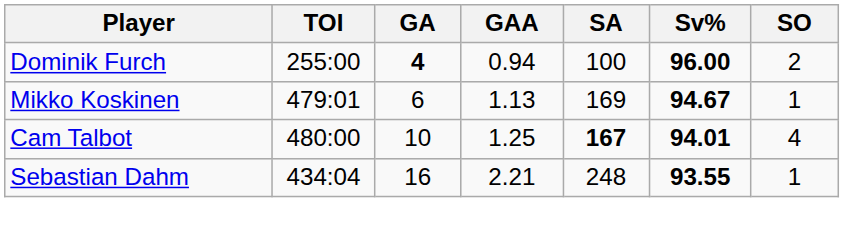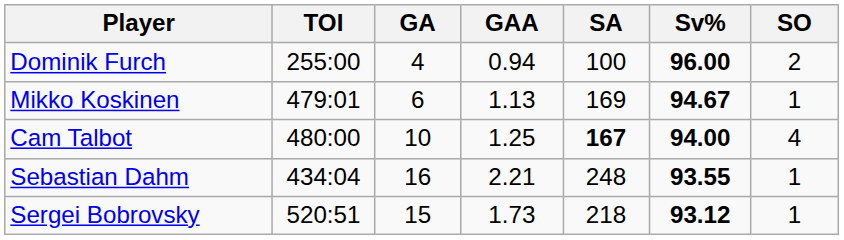(418, 61) bold -> (418, 61) normal
(700, 138) 94.01 -> (700, 138) 94.00
+ row: (105, 215)
